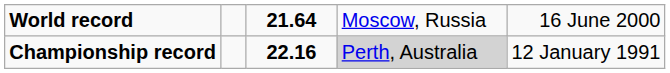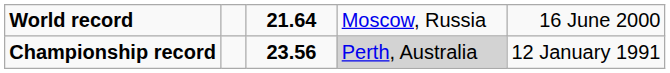(291, 52) 22.16 -> (291, 52) 23.56
